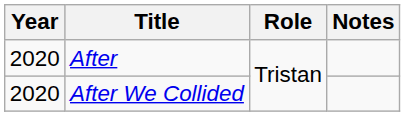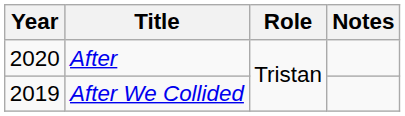(35, 93) 2020 -> (35, 93) 2019
